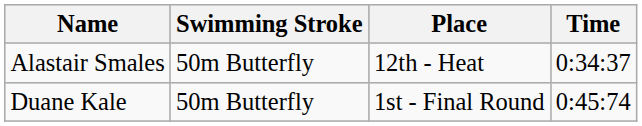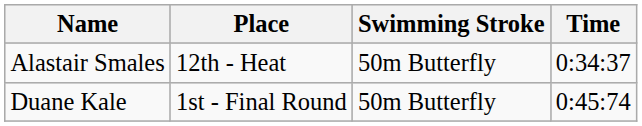columns swapped: (269, 23) <-> (459, 23)
